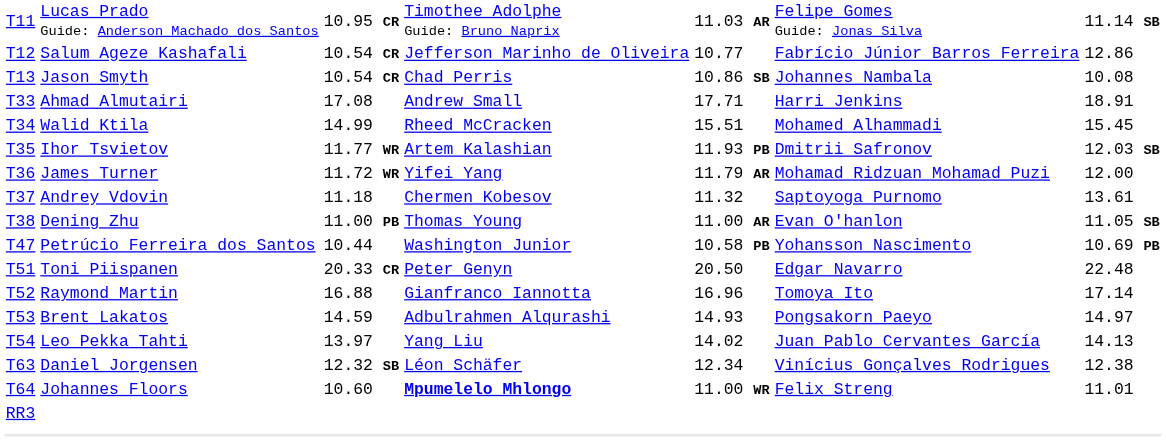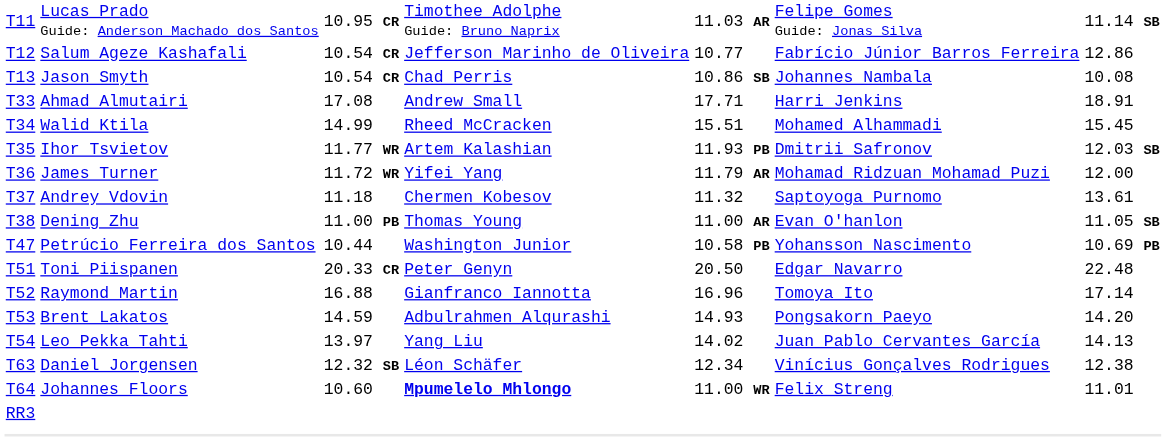(1109, 317) 14.97 -> (1109, 317) 14.20
